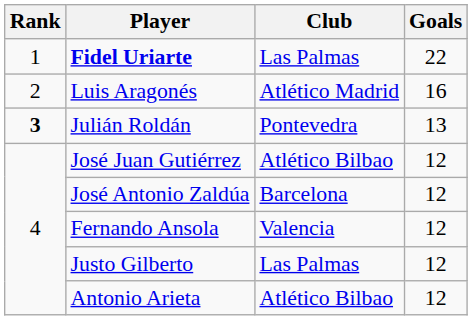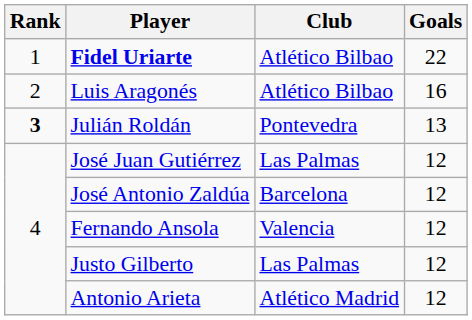(309, 56) Las Palmas -> (326, 56) Atlético Bilbao
(329, 90) Atlético Madrid -> (326, 90) Atlético Bilbao
(326, 159) Atlético Bilbao -> (309, 159) Las Palmas
(326, 297) Atlético Bilbao -> (329, 297) Atlético Madrid
